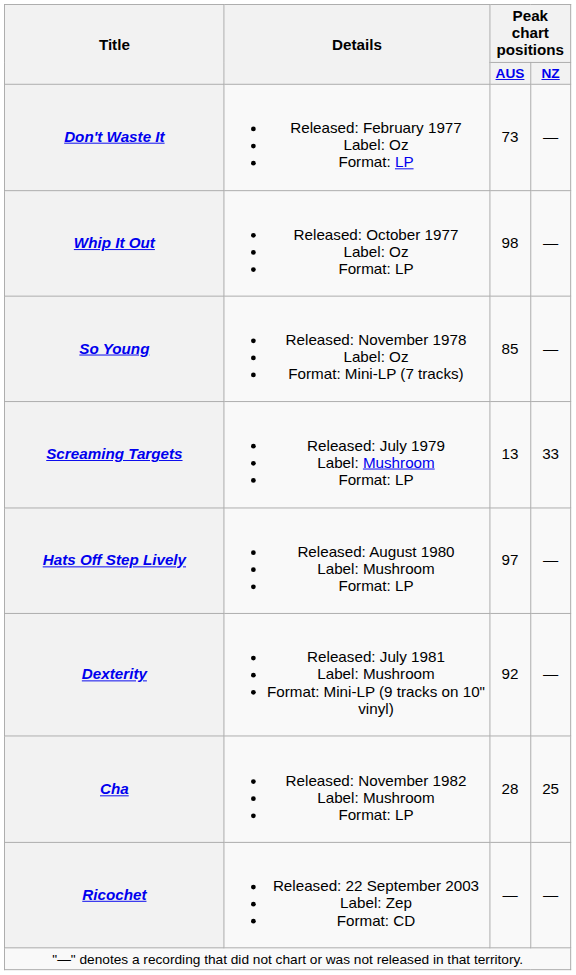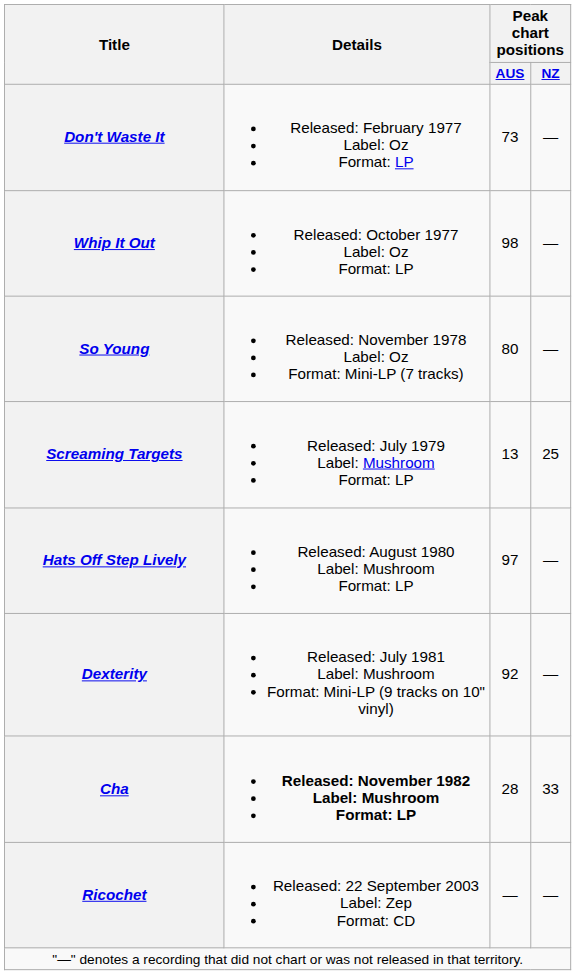(510, 348) 85 -> (510, 348) 80
(551, 454) 33 -> (551, 454) 25
(357, 798) normal -> (357, 798) bold
(551, 789) 25 -> (551, 789) 33
